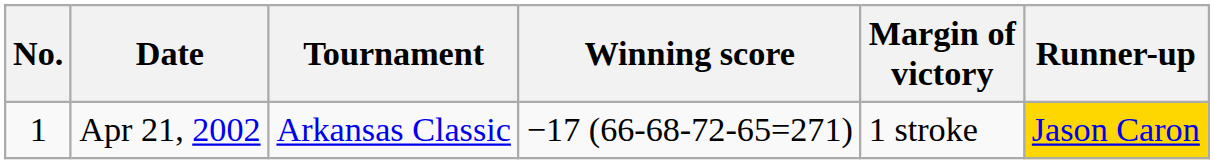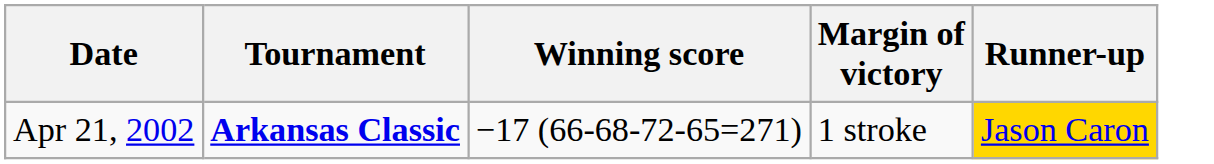- column: (38, 53)
(394, 129) normal -> (335, 129) bold
